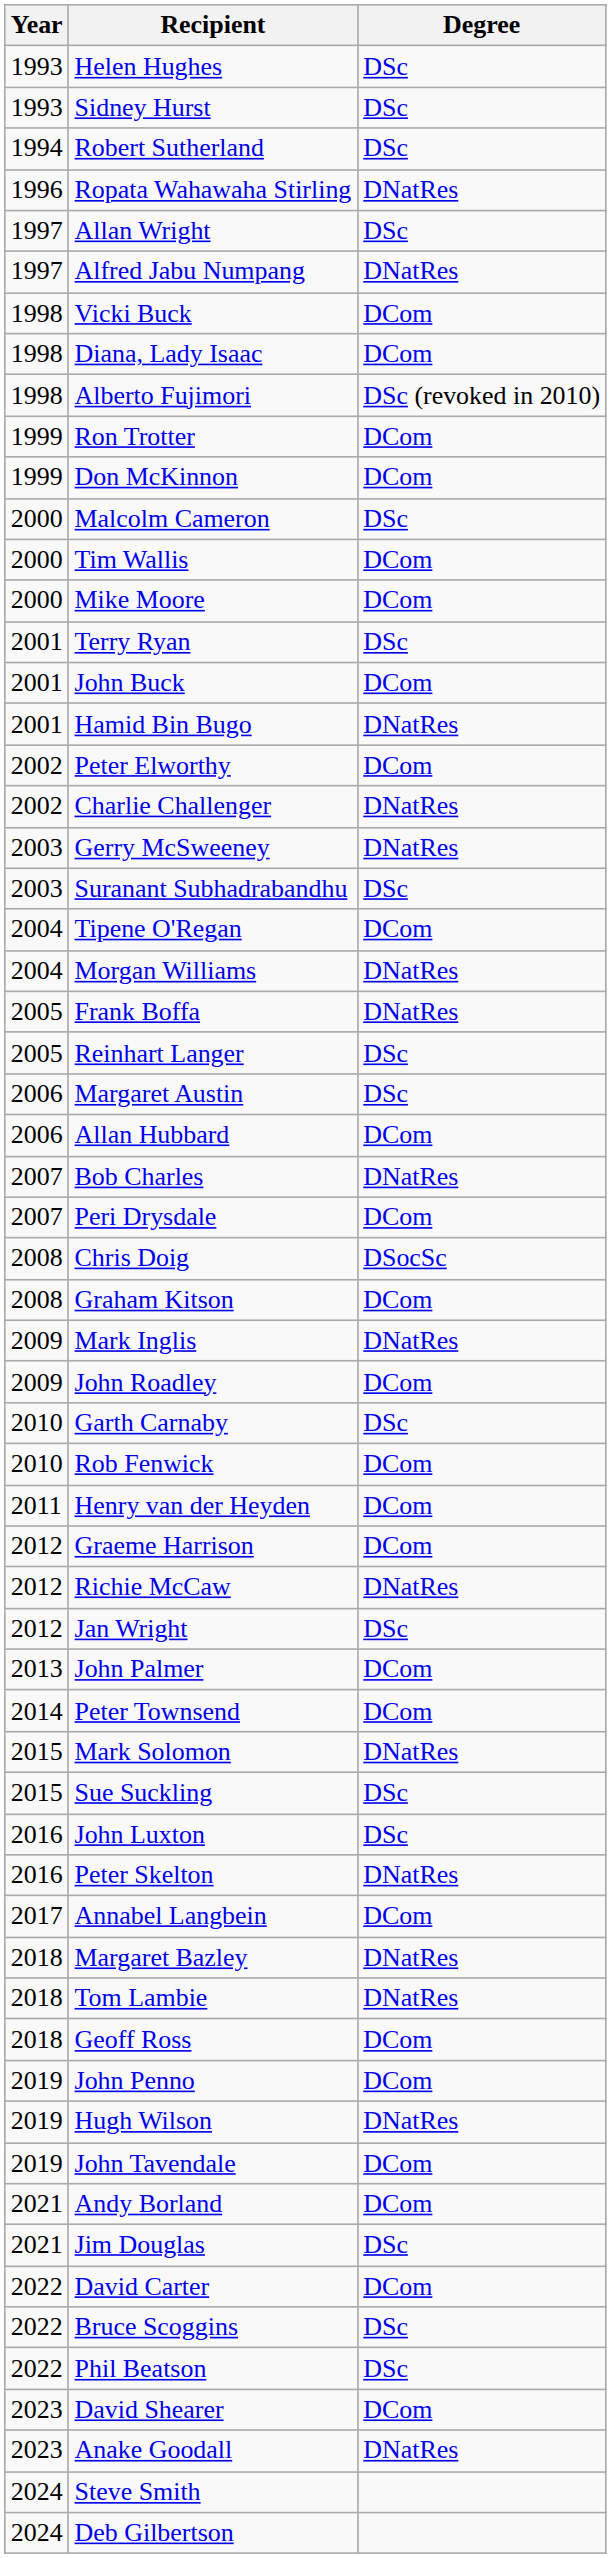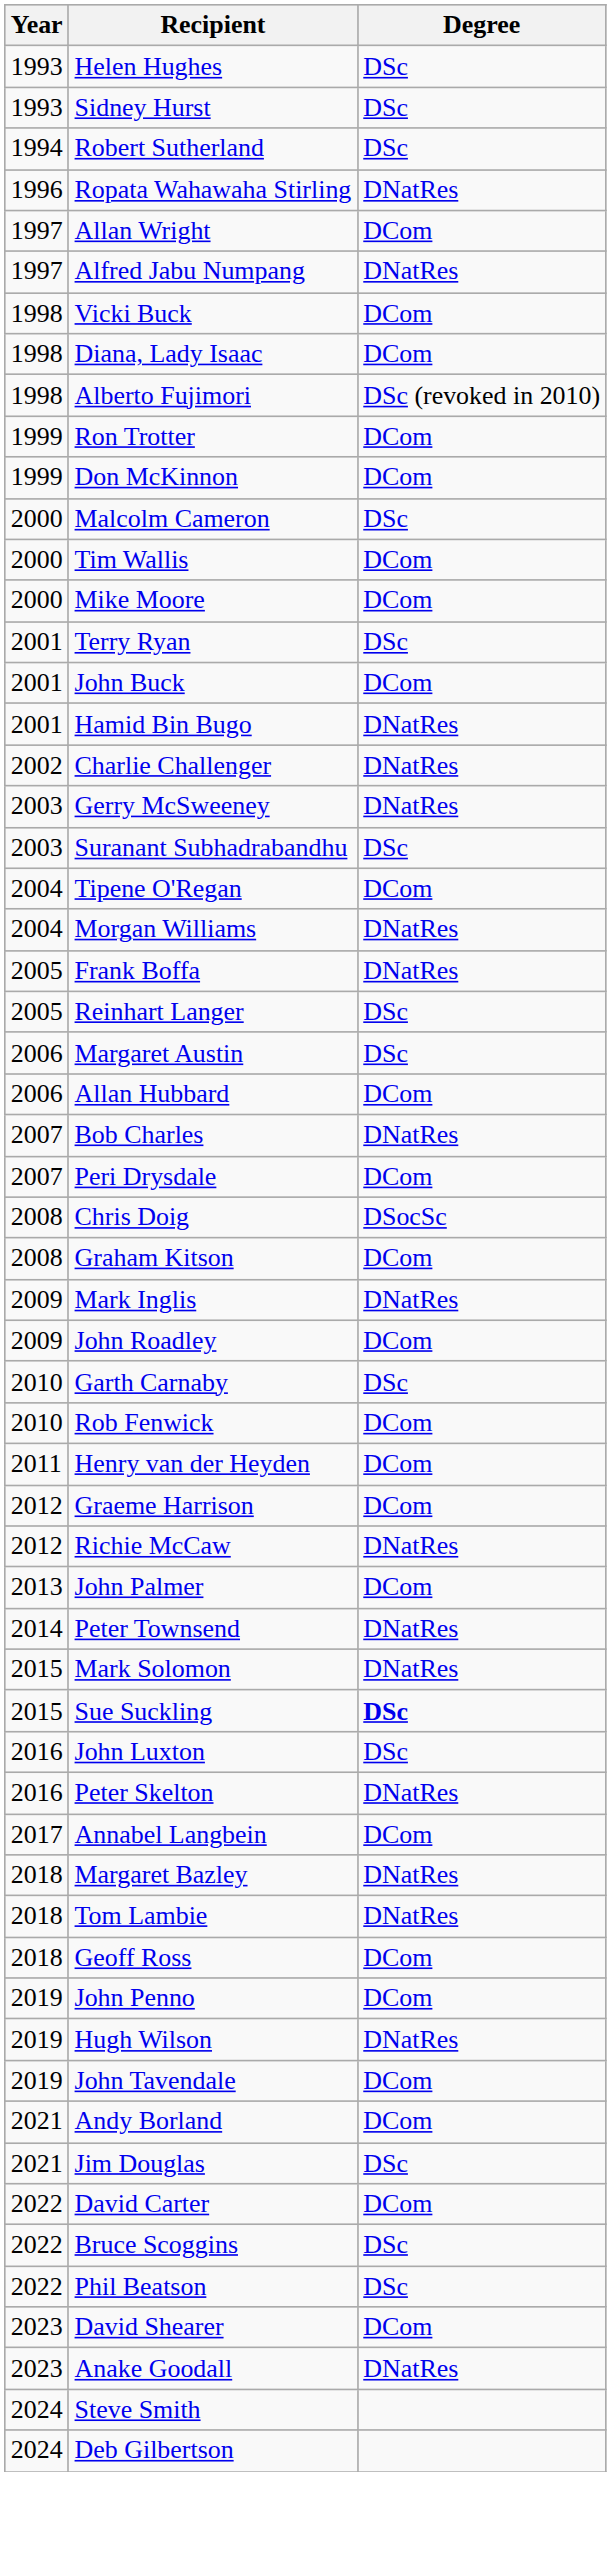(386, 230) DSc -> (398, 230) DCom
- row: (153, 764)
- row: (131, 1628)
(398, 1710) DCom -> (411, 1628) DNatRes
(386, 1792) normal -> (386, 1710) bold
